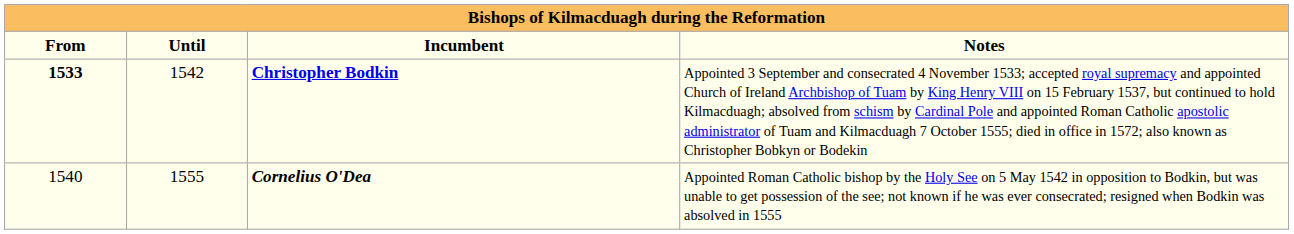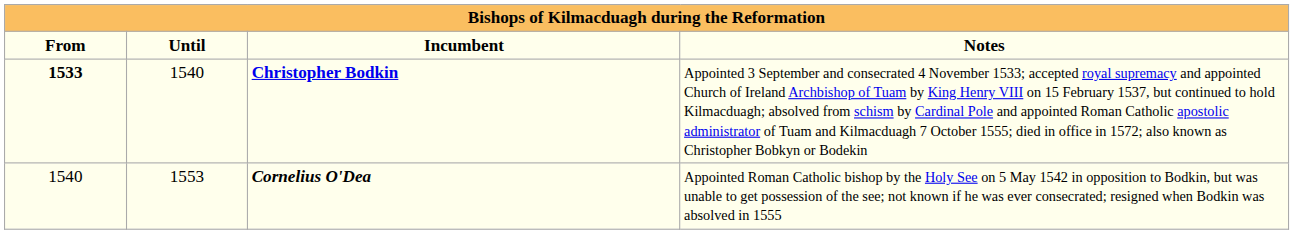(187, 72) 1542 -> (187, 72) 1540
(187, 176) 1555 -> (187, 176) 1553
